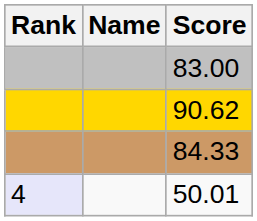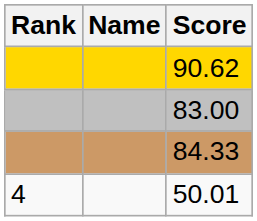rows swapped: (206, 109) <-> (206, 67)
(18, 194) lavender background -> (18, 194) no background
